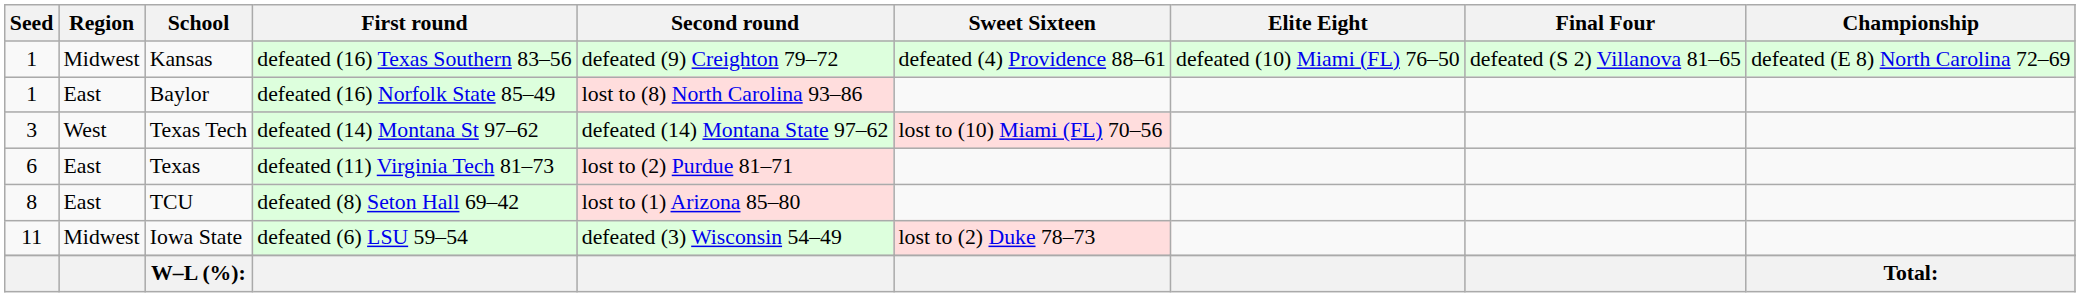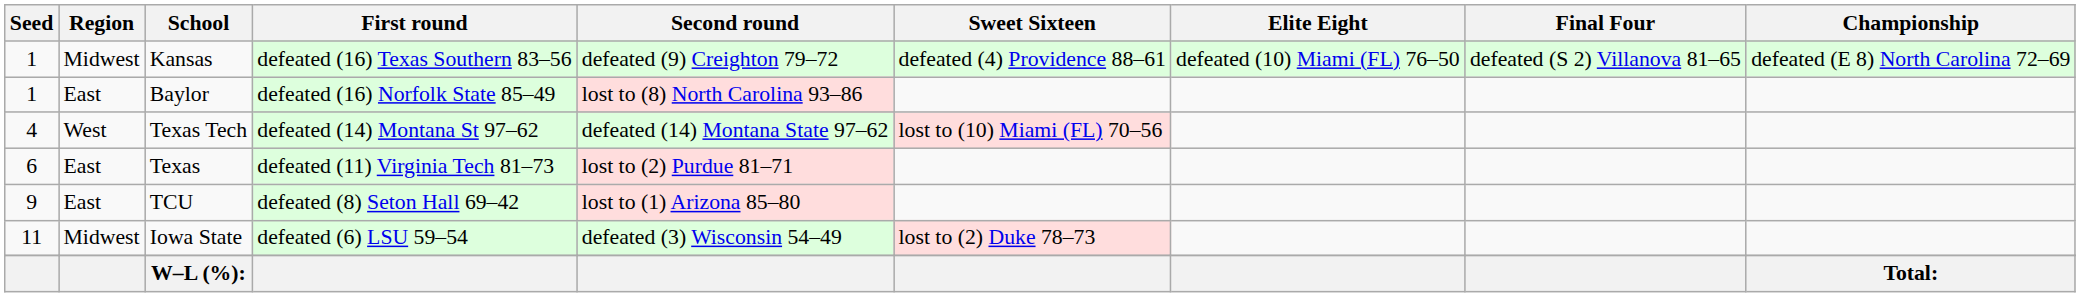(32, 130) 3 -> (32, 130) 4
(32, 202) 8 -> (32, 202) 9
